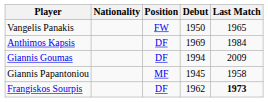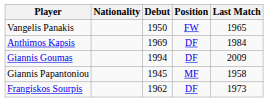columns swapped: (161, 12) <-> (195, 12)
(237, 89) bold -> (237, 89) normal
